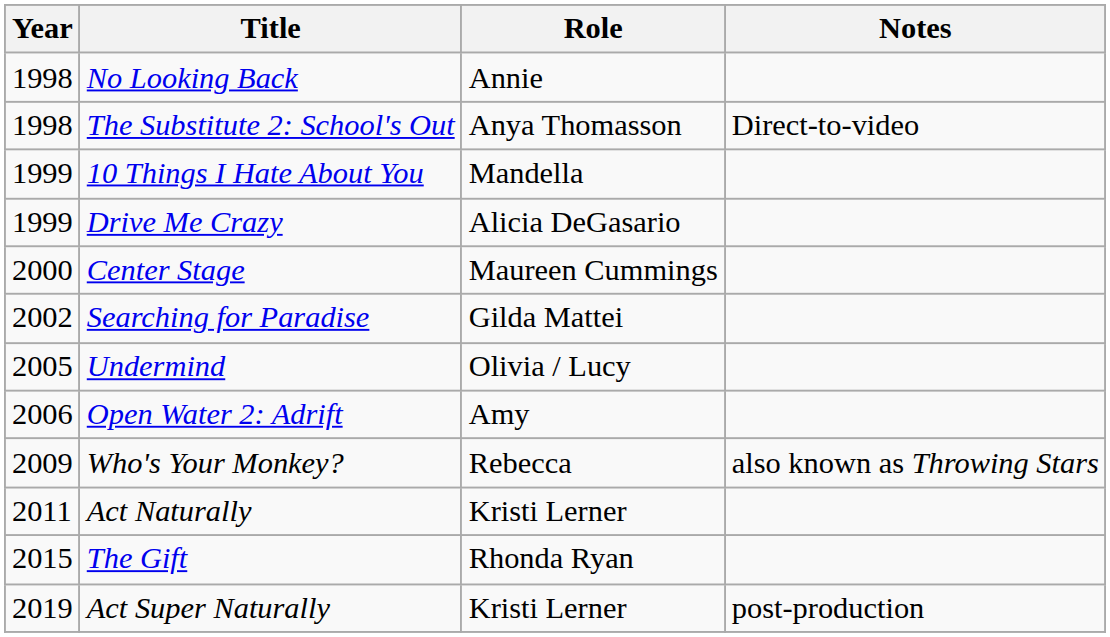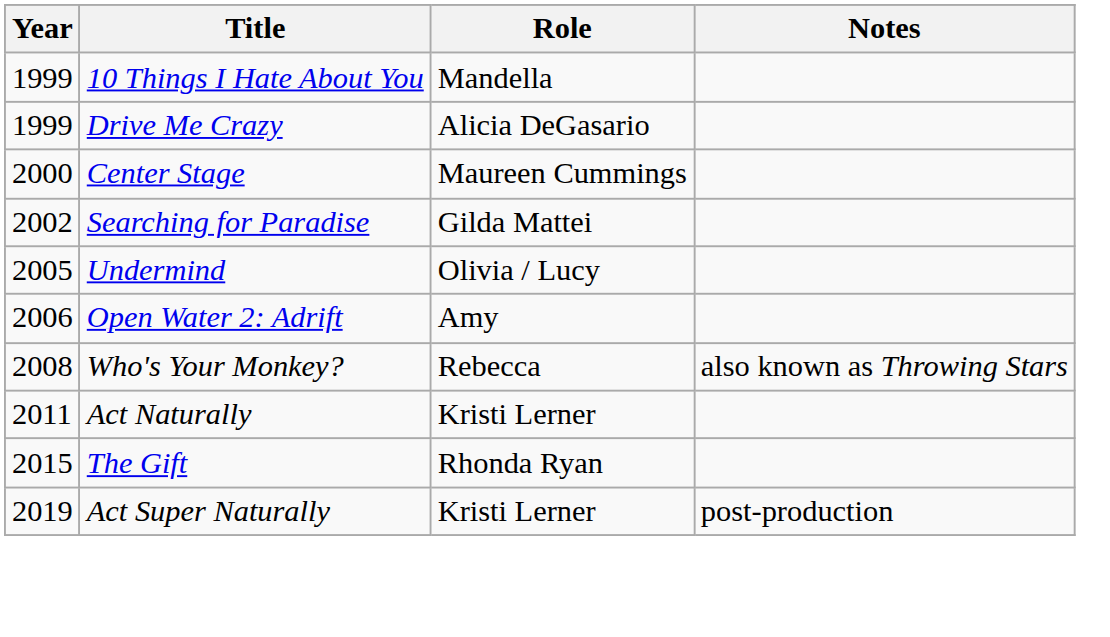- row: (192, 76)
- row: (271, 125)
(42, 462) 2009 -> (42, 366) 2008
